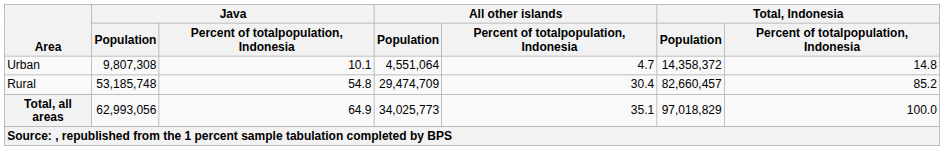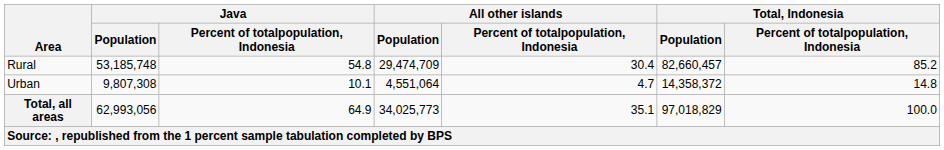rows swapped: (23, 65) <-> (21, 84)
